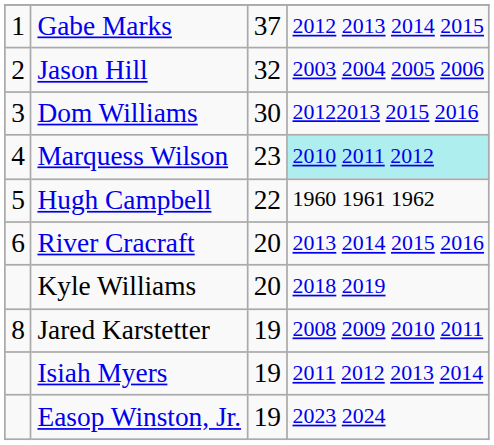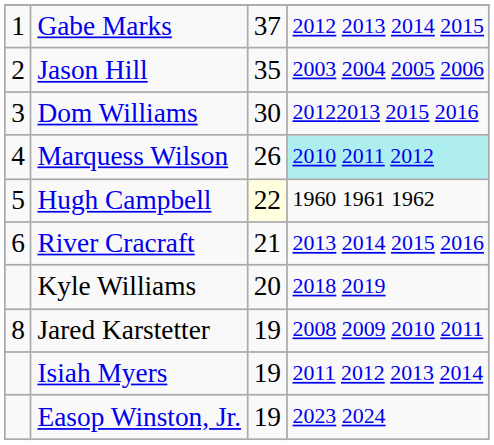(267, 69) 32 -> (267, 69) 35
(267, 156) 23 -> (267, 156) 26
(267, 199) no background -> (267, 199) lightyellow background
(267, 243) 20 -> (267, 243) 21
